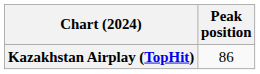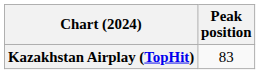(226, 56) 86 -> (226, 56) 83
